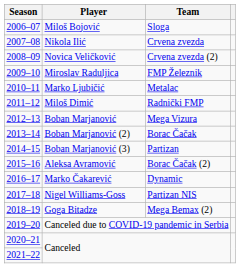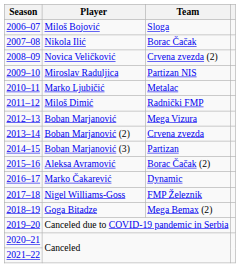(176, 42) Crvena zvezda -> (172, 42) Borac Čačak
(175, 73) FMP Železnik -> (172, 73) Partizan NIS
(172, 133) Borac Čačak -> (176, 133) Crvena zvezda
(172, 194) Partizan NIS -> (175, 194) FMP Železnik
